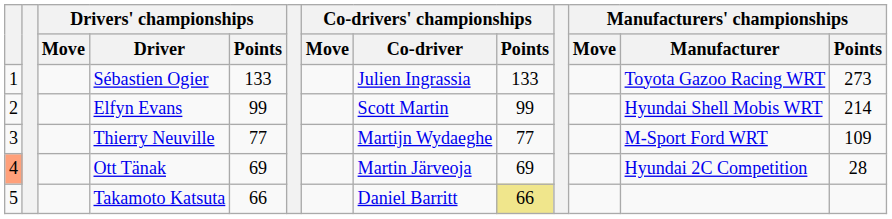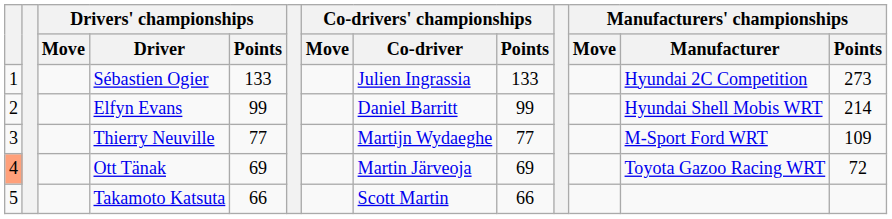(725, 78) Toyota Gazoo Racing WRT -> (716, 78) Hyundai 2C Competition
(403, 108) Scott Martin -> (408, 108) Daniel Barritt
(716, 168) Hyundai 2C Competition -> (725, 168) Toyota Gazoo Racing WRT
(858, 168) 28 -> (858, 168) 72
(408, 198) Daniel Barritt -> (403, 198) Scott Martin
(525, 198) khaki background -> (525, 198) no background
